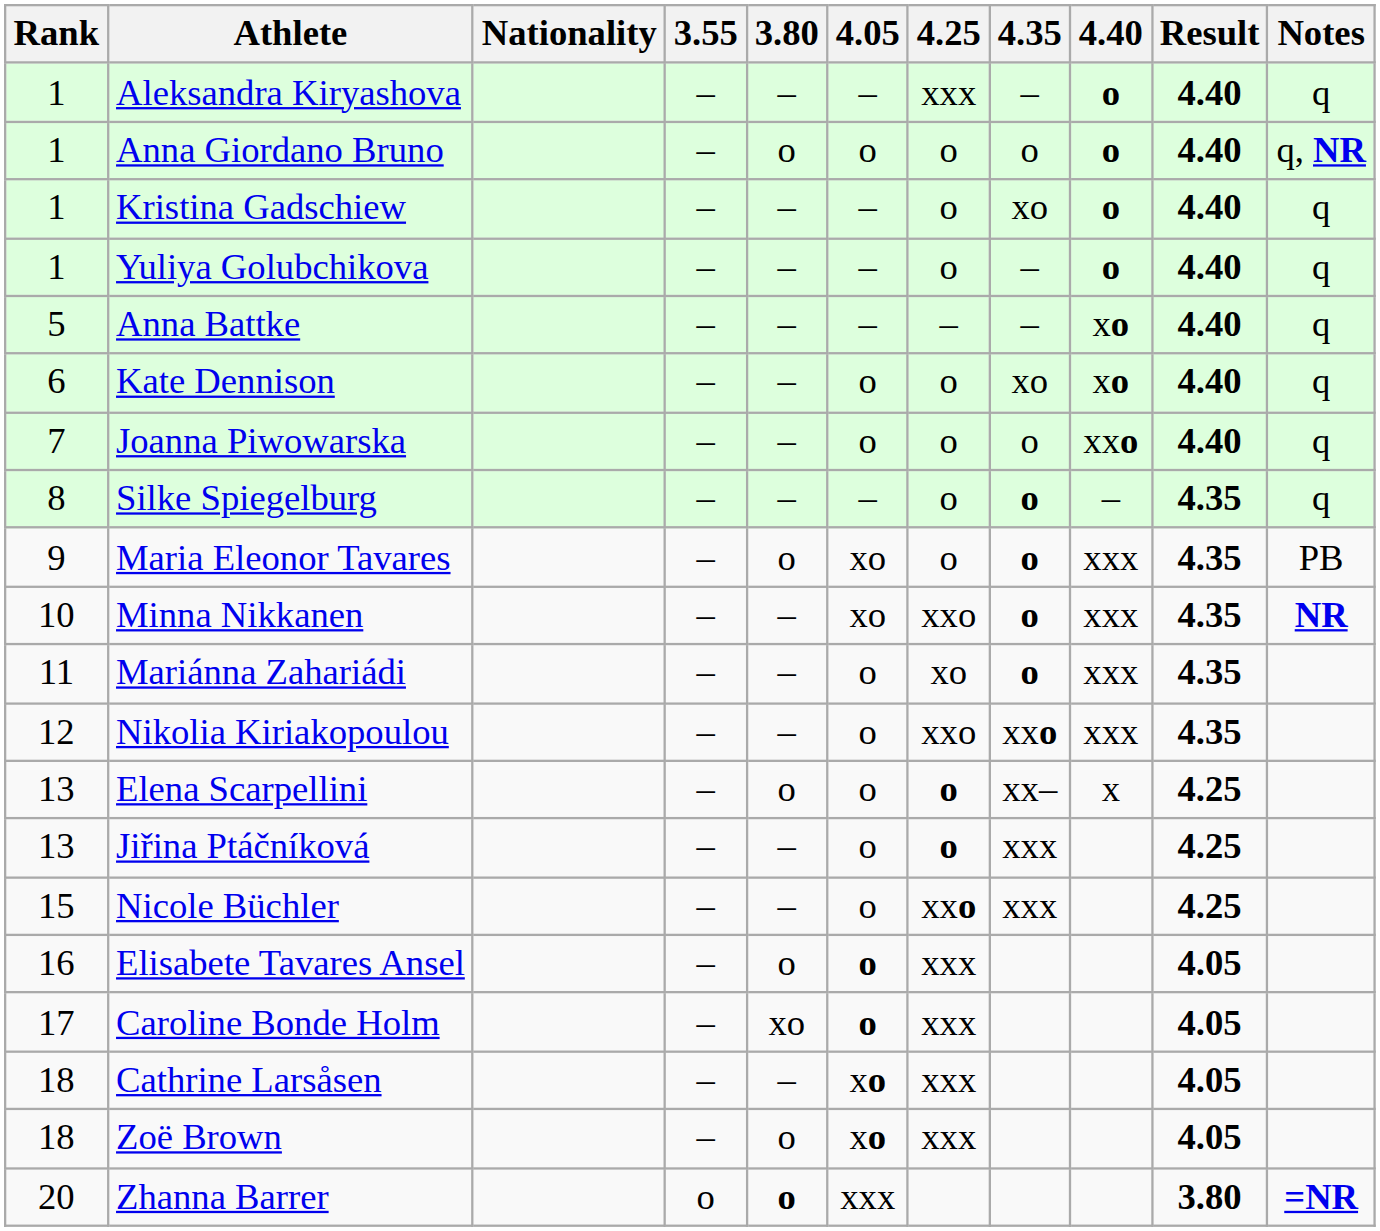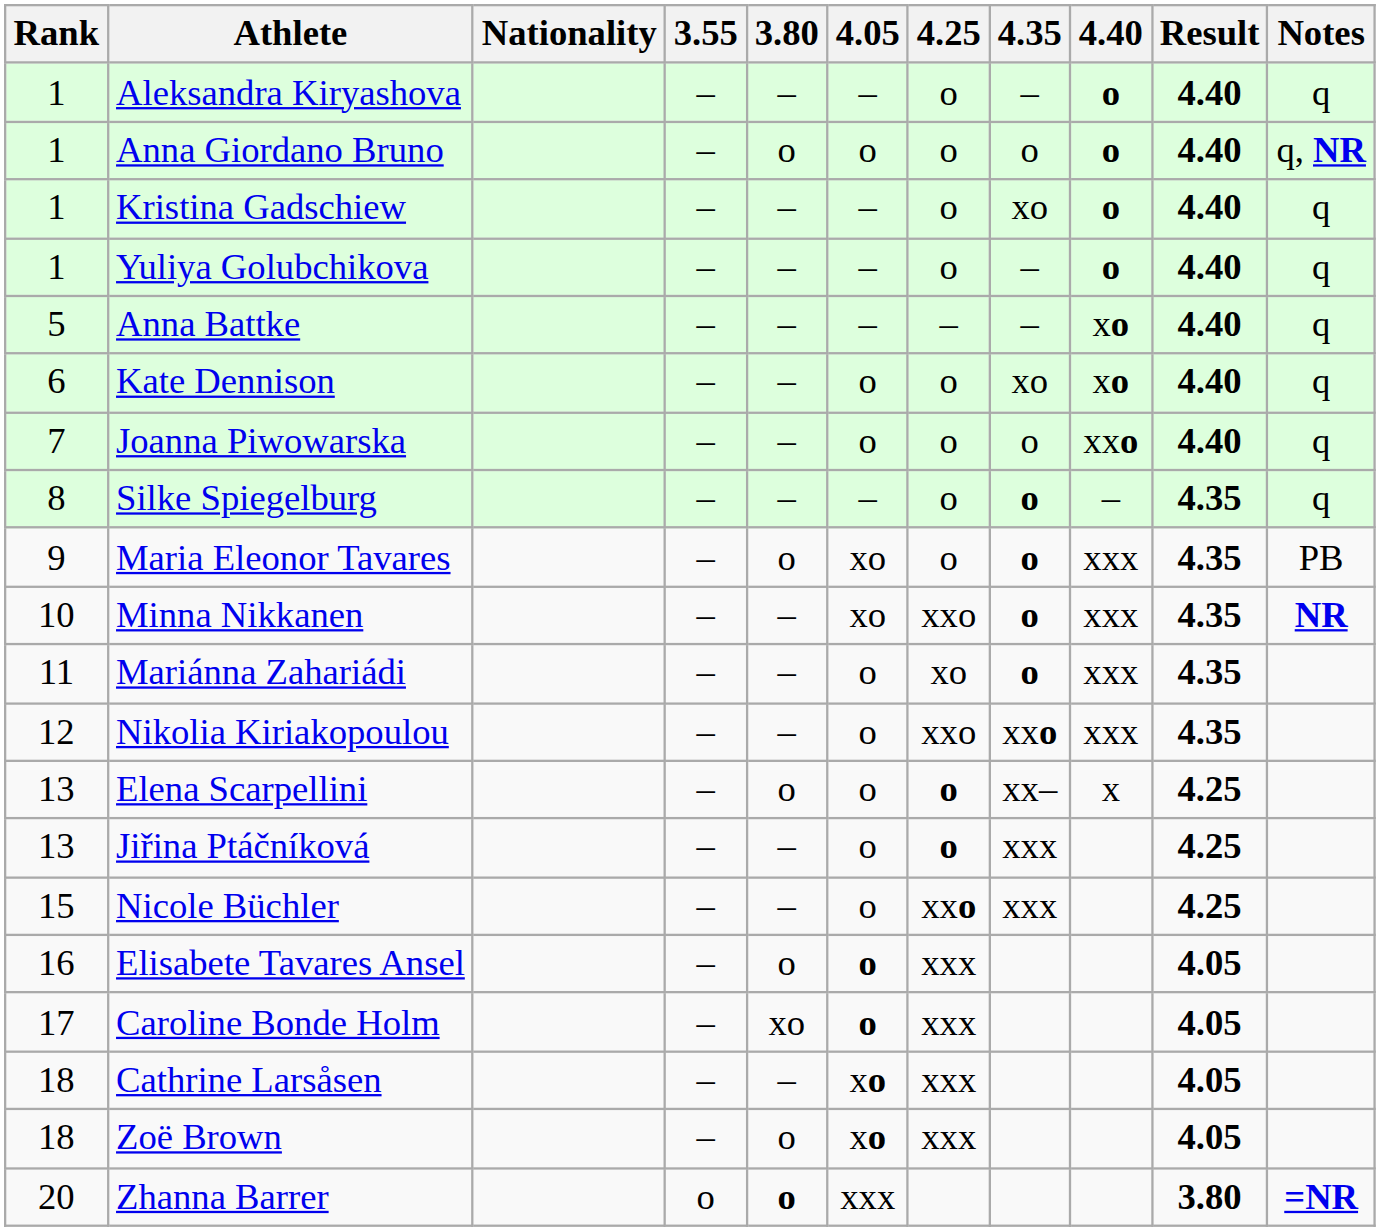(949, 91) xxx -> (949, 91) o
